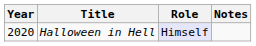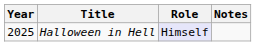(21, 32) 2020 -> (21, 32) 2025
